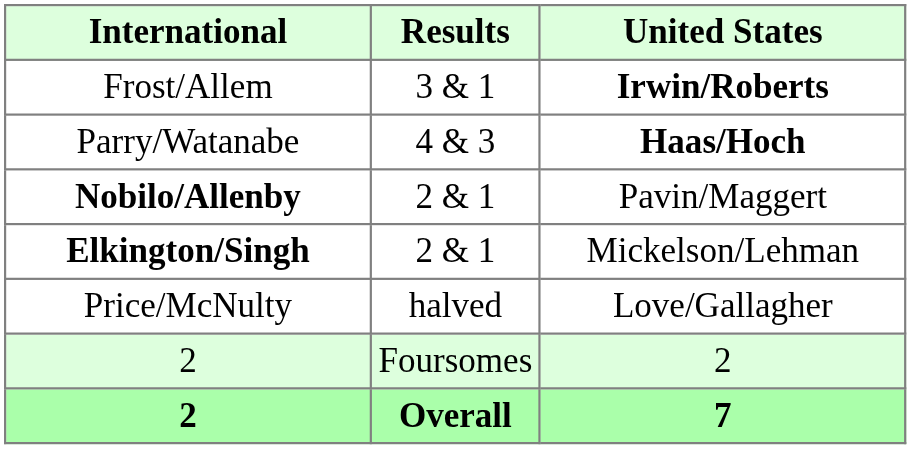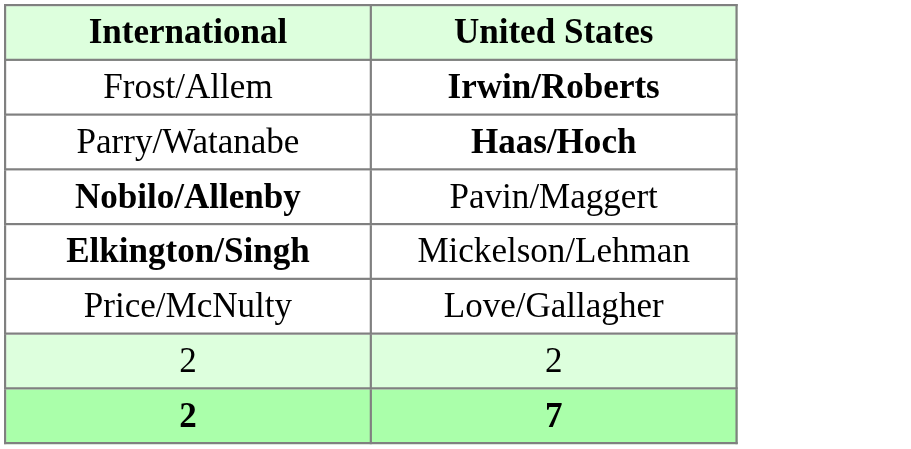- column: (455, 31)
